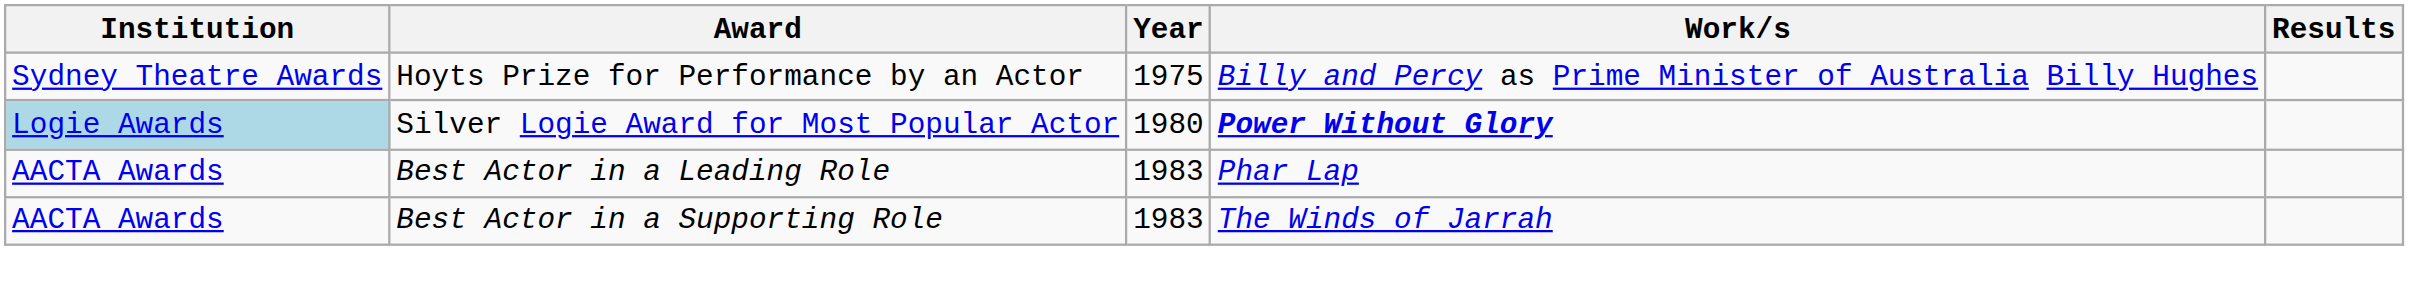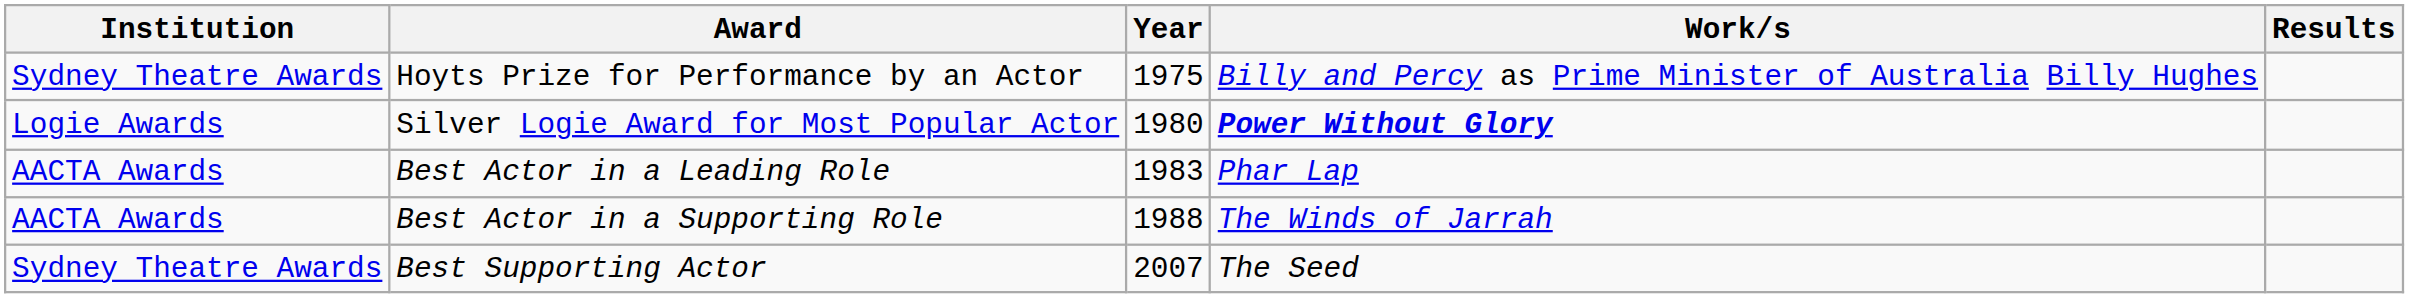(118, 125) lightblue background -> (118, 125) no background
(1169, 221) 1983 -> (1169, 221) 1988
+ row: (581, 268)
